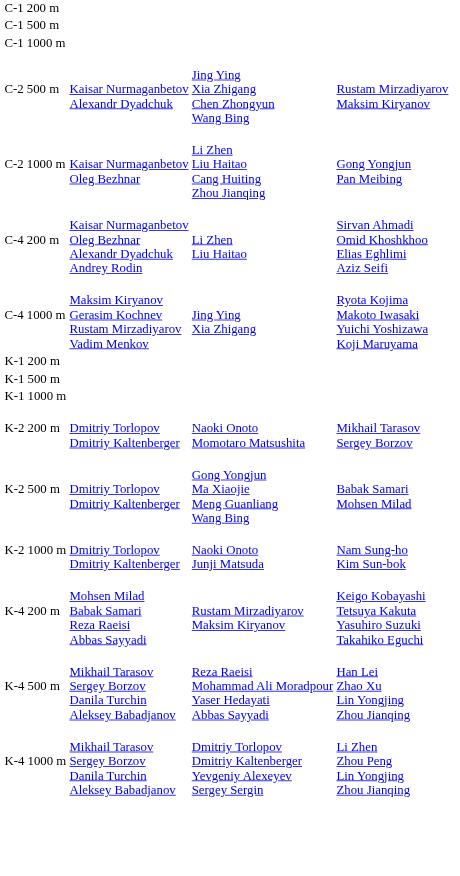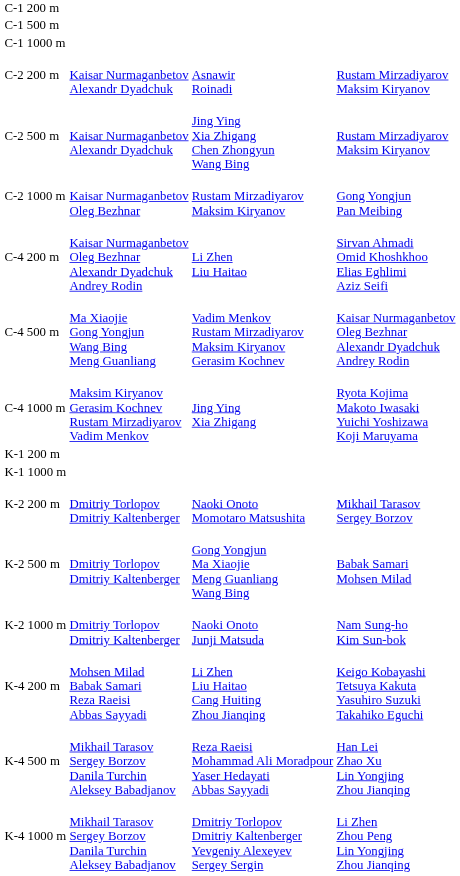+ row: (32, 74)
(229, 171) Li Zhen Liu Haitao Cang Huiting Zhou Jianqing -> (248, 203) Rustam Mirzadiyarov Maksim Kiryanov
+ row: (32, 332)
- row: (32, 378)
(248, 618) Rustam Mirzadiyarov Maksim Kiryanov -> (229, 693) Li Zhen Liu Haitao Cang Huiting Zhou Jianqing
